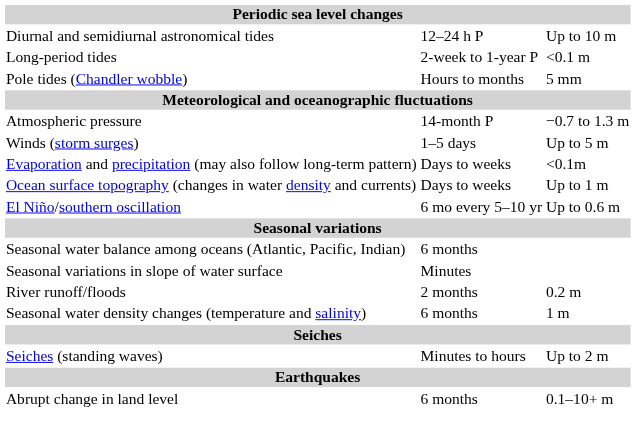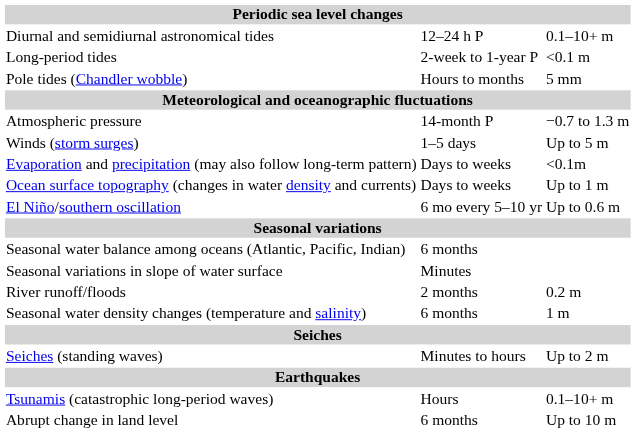(581, 35) Up to 10 m -> (580, 35) 0.1–10+ m
+ row: (140, 398)
(580, 398) 0.1–10+ m -> (581, 420) Up to 10 m
